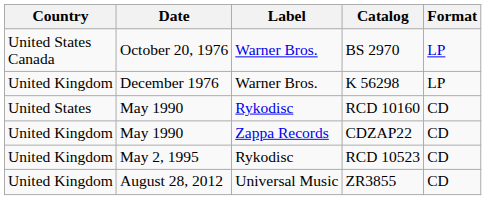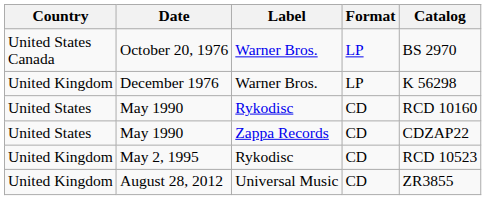columns swapped: (452, 16) <-> (383, 16)
(60, 132) United Kingdom -> (50, 132) United States
